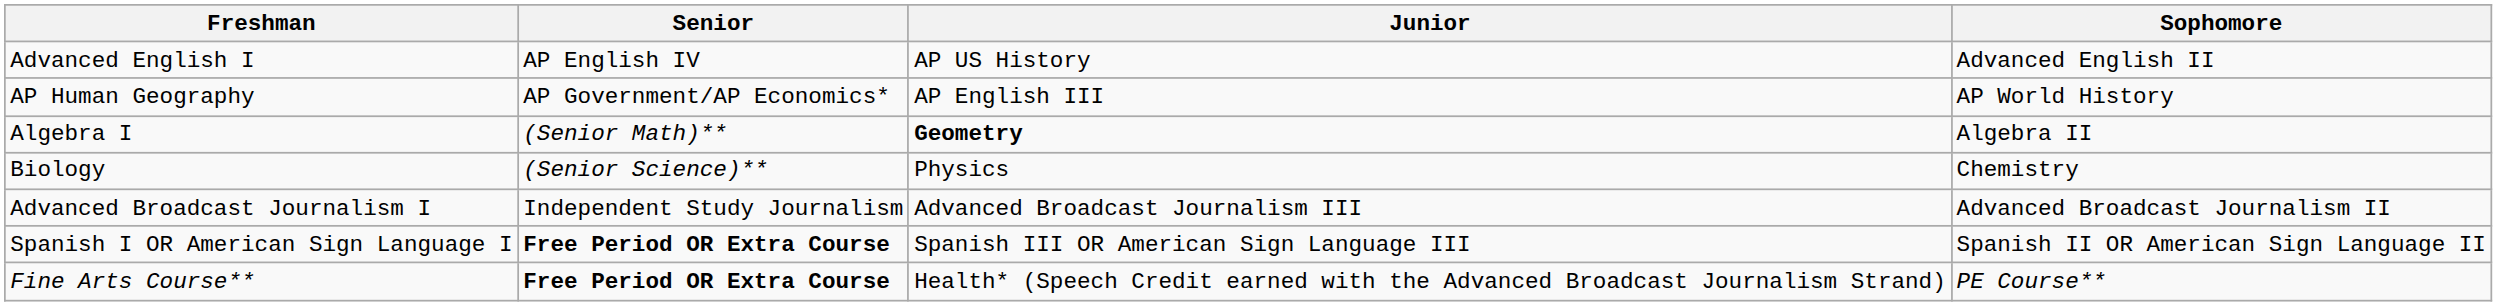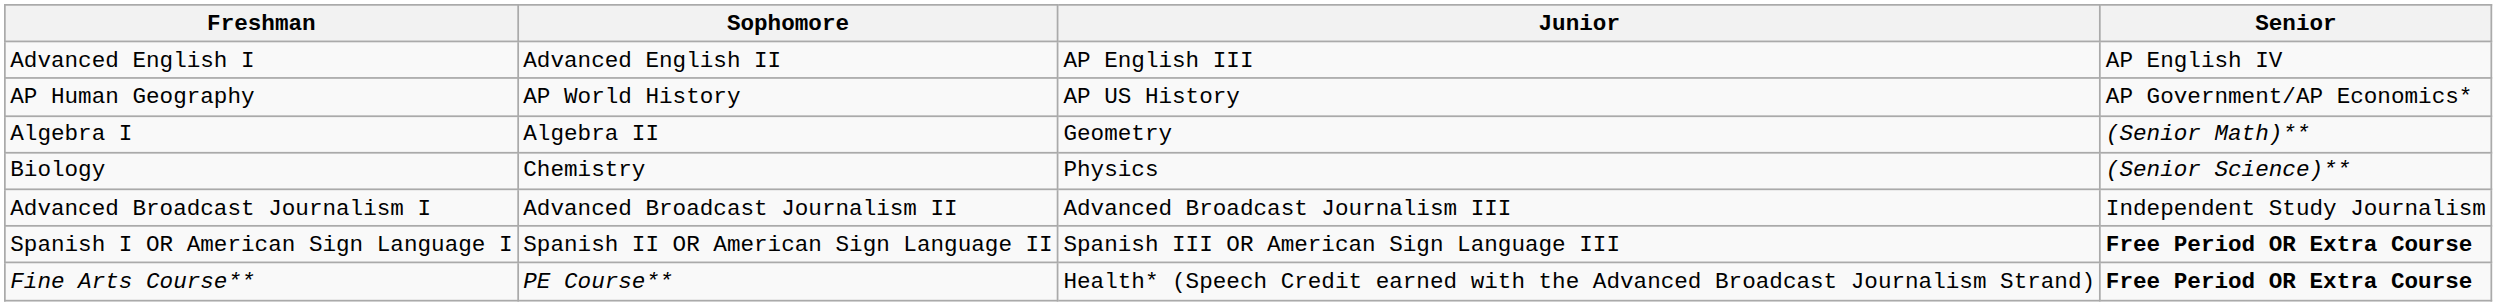columns swapped: (2221, 23) <-> (713, 23)
(1002, 60) AP US History -> (1158, 60) AP English III
(1009, 97) AP English III -> (1152, 97) AP US History
(968, 134) bold -> (1118, 134) normal
